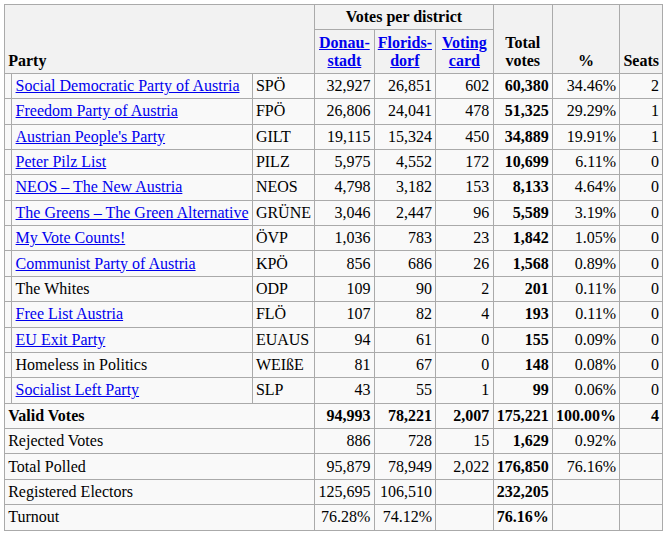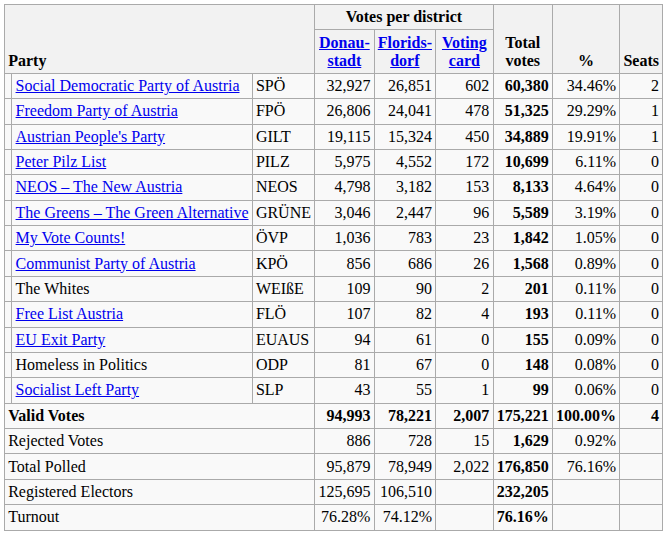(272, 288) ODP -> (280, 288) WEIßE
(280, 365) WEIßE -> (272, 365) ODP
